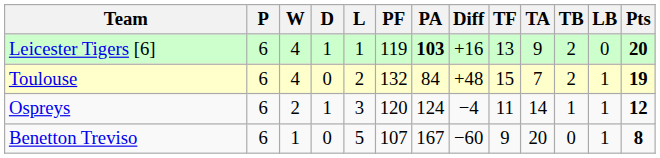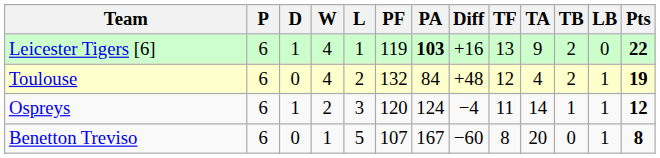columns swapped: (295, 19) <-> (327, 19)
(638, 49) 20 -> (638, 49) 22
(505, 78) 15 -> (505, 78) 12
(538, 78) 7 -> (538, 78) 4
(505, 138) 9 -> (505, 138) 8
